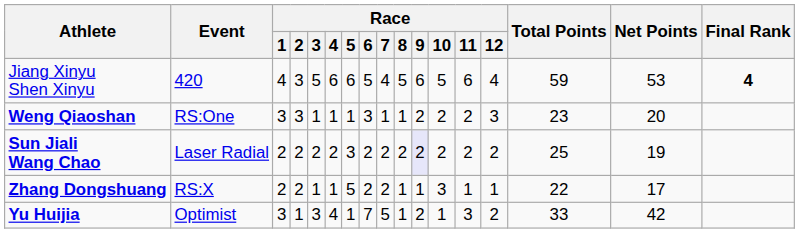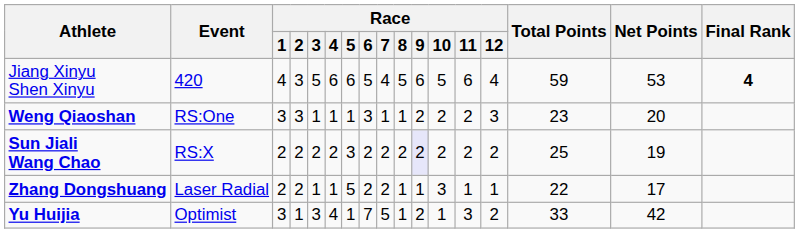(222, 153) Laser Radial -> (194, 153) RS:X
(194, 189) RS:X -> (222, 189) Laser Radial
